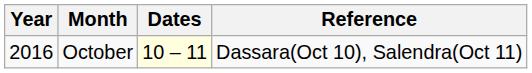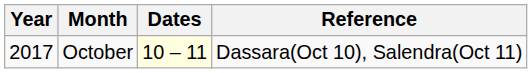(31, 51) 2016 -> (31, 51) 2017
